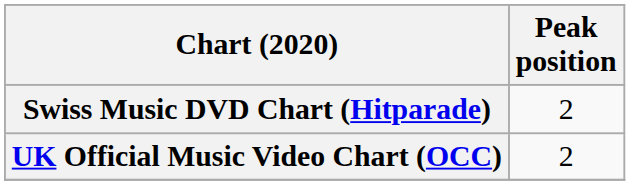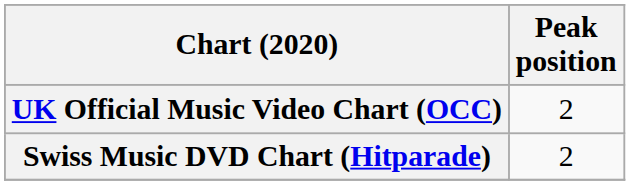rows swapped: (257, 108) <-> (257, 155)
